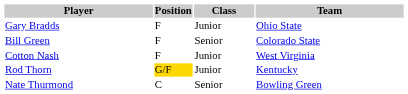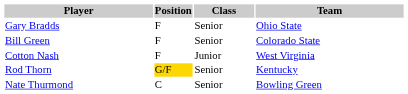(208, 25) Junior -> (208, 25) Senior
(208, 70) Junior -> (208, 70) Senior
